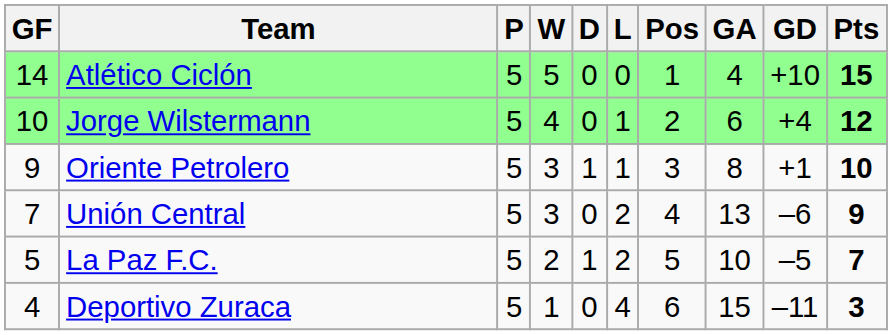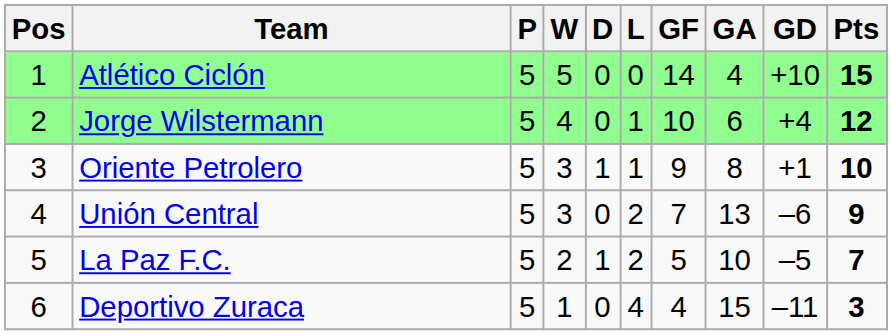columns swapped: (672, 28) <-> (32, 28)
